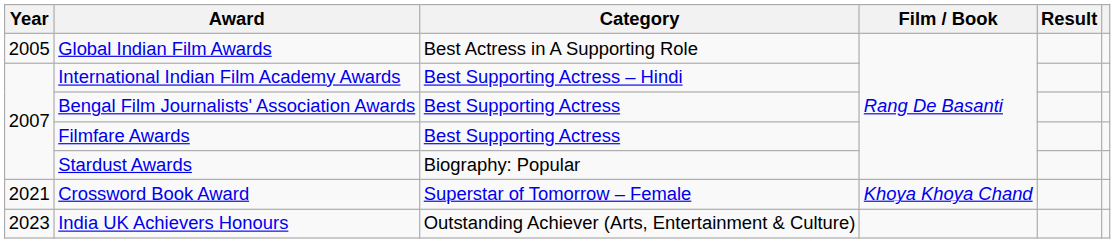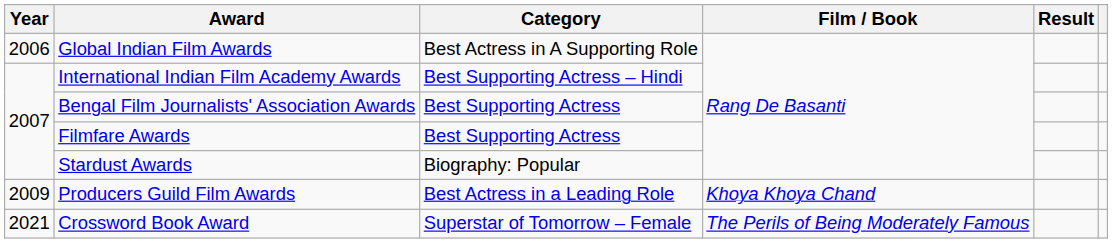(29, 48) 2005 -> (29, 48) 2006
+ row: (177, 194)
(948, 194) Khoya Khoya Chand -> (868, 223) The Perils of Being Moderately Famous
- row: (173, 223)
